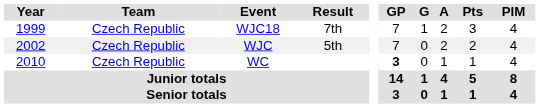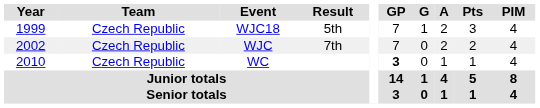(333, 28) 7th -> (333, 28) 5th
(333, 45) 5th -> (333, 45) 7th
